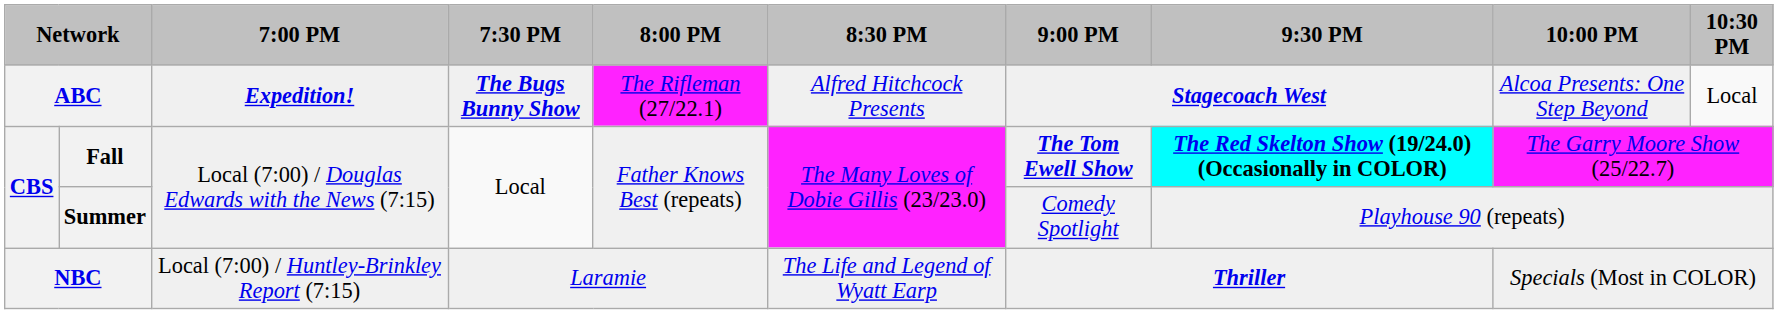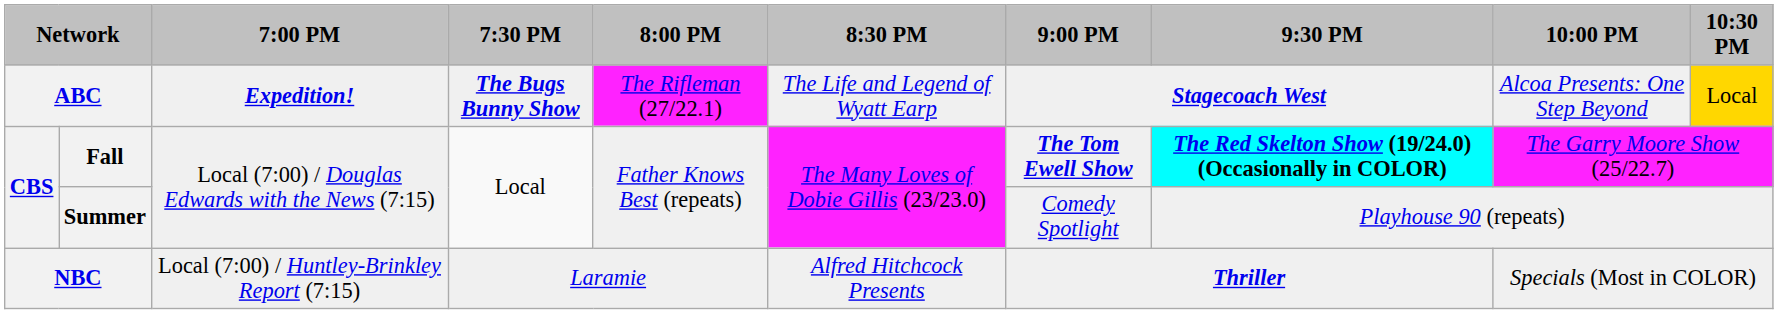(887, 95) Alfred Hitchcock Presents -> (887, 95) The Life and Legend of Wyatt Earp
(1732, 95) no background -> (1732, 95) gold background
(887, 277) The Life and Legend of Wyatt Earp -> (887, 277) Alfred Hitchcock Presents
